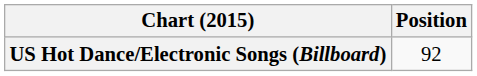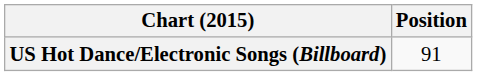(431, 53) 92 -> (431, 53) 91
